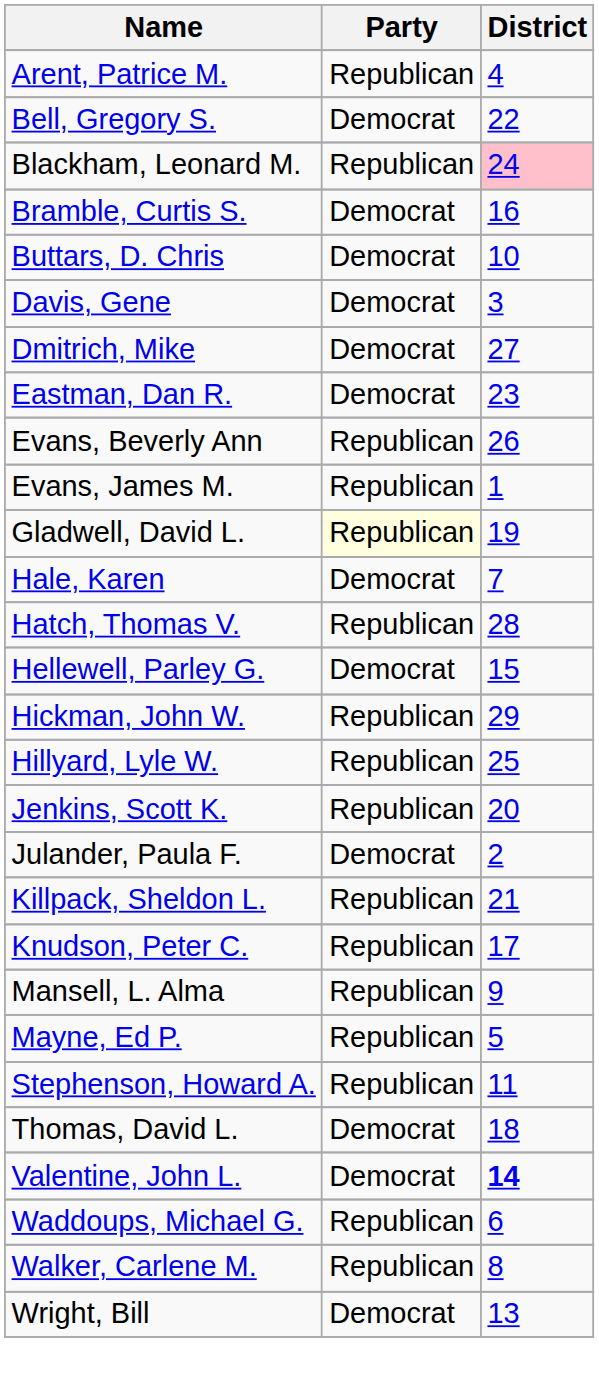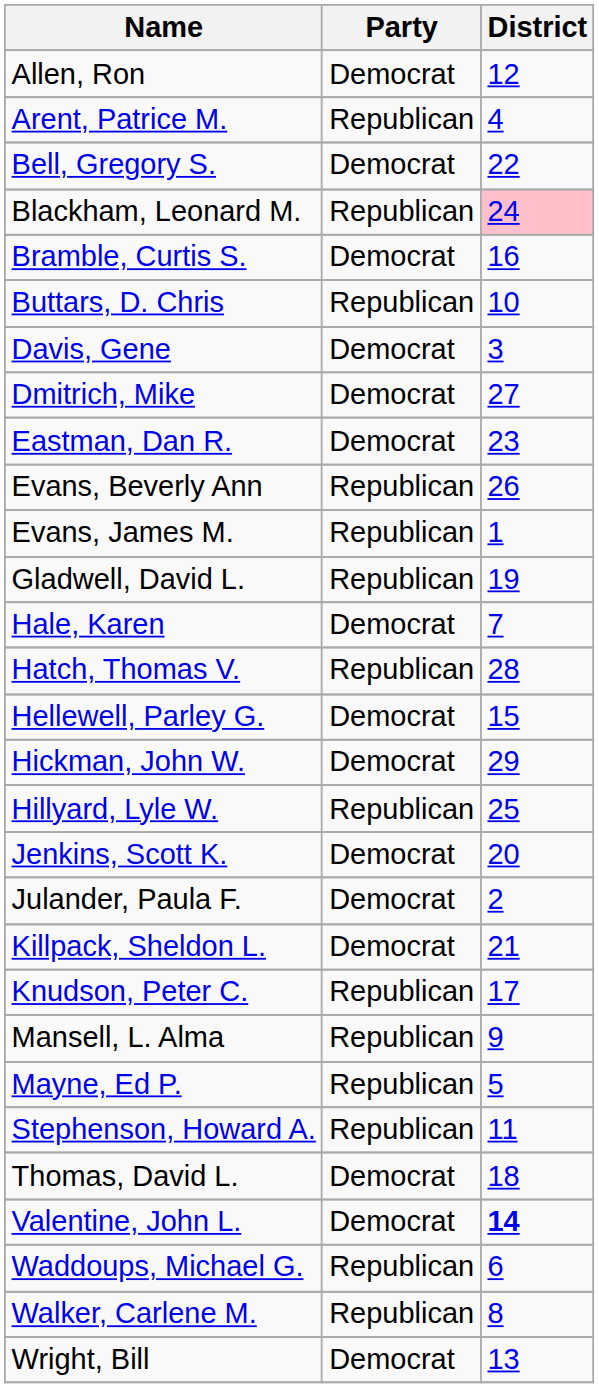+ row: (78, 73)
(392, 257) Democrat -> (402, 303) Republican
(402, 532) lightyellow background -> (402, 578) no background
(402, 716) Republican -> (392, 762) Democrat
(402, 808) Republican -> (392, 854) Democrat
(402, 900) Republican -> (392, 946) Democrat
